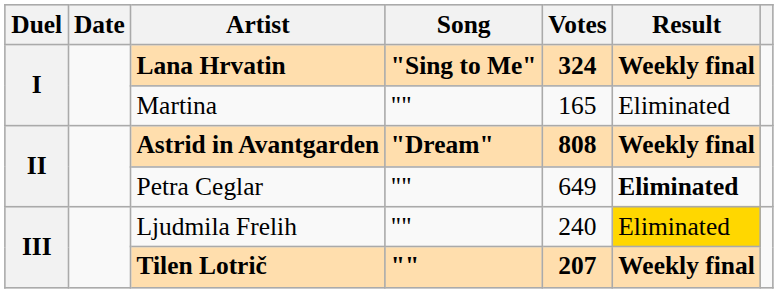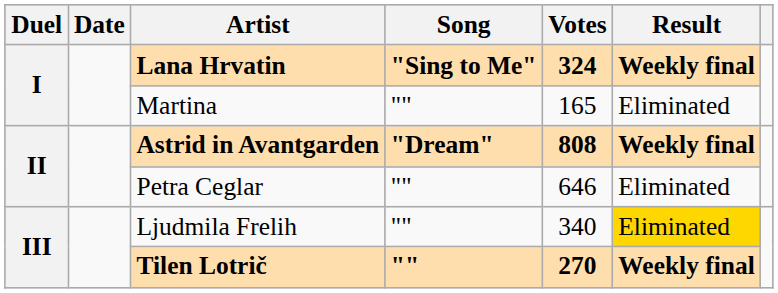(577, 186) 649 -> (577, 186) 646
(678, 186) bold -> (674, 186) normal
(577, 226) 240 -> (577, 226) 340
(577, 266) 207 -> (577, 266) 270
